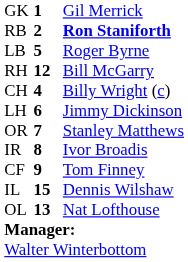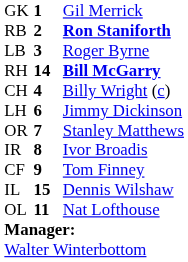(38, 50) 5 -> (38, 50) 3
(42, 70) 12 -> (42, 70) 14
(108, 70) normal -> (112, 70) bold
(42, 209) 13 -> (42, 209) 11
